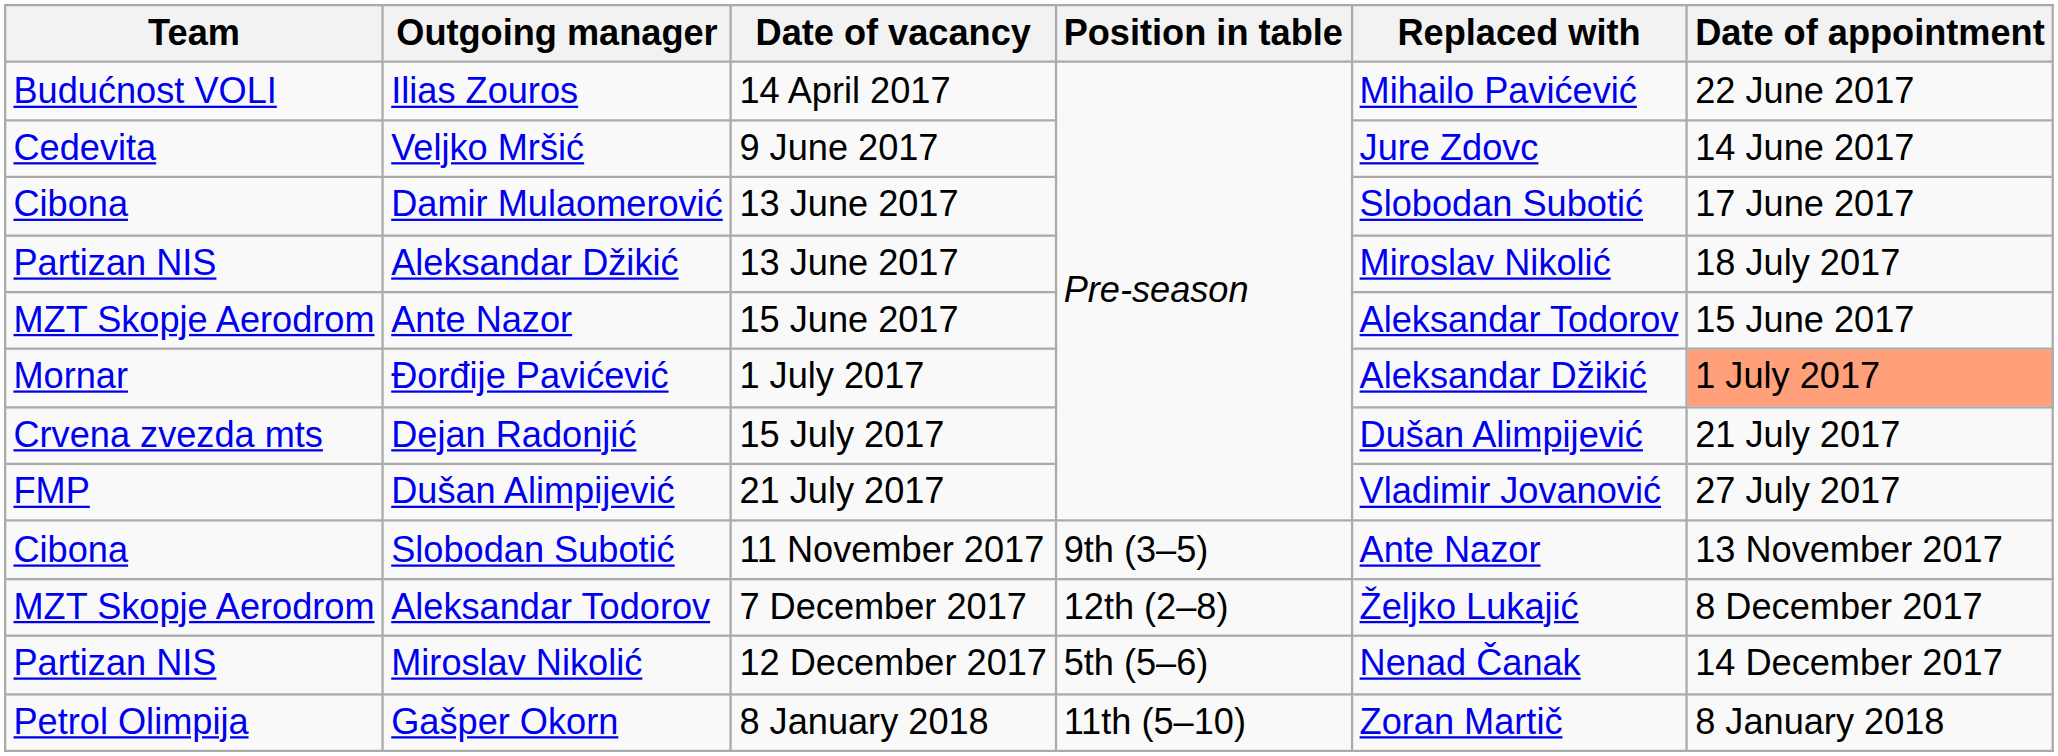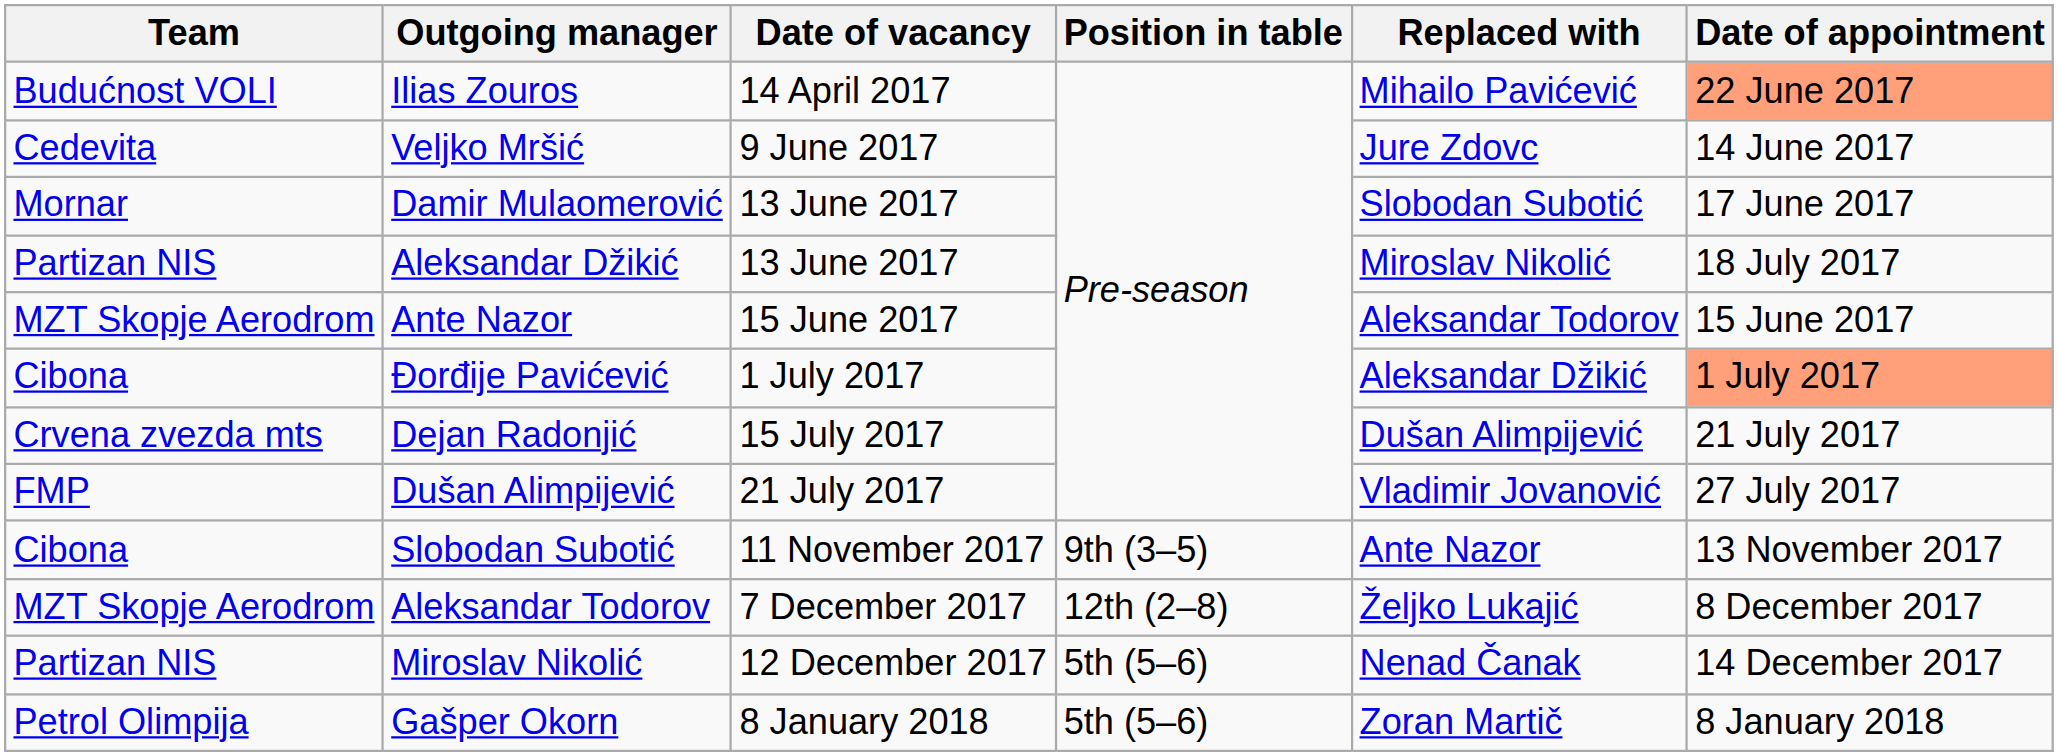(1805, 90) no background -> (1805, 90) lightsalmon background
(71, 205) Cibona -> (71, 205) Mornar
(71, 377) Mornar -> (71, 377) Cibona
(1155, 721) 11th (5–10) -> (1136, 721) 5th (5–6)
